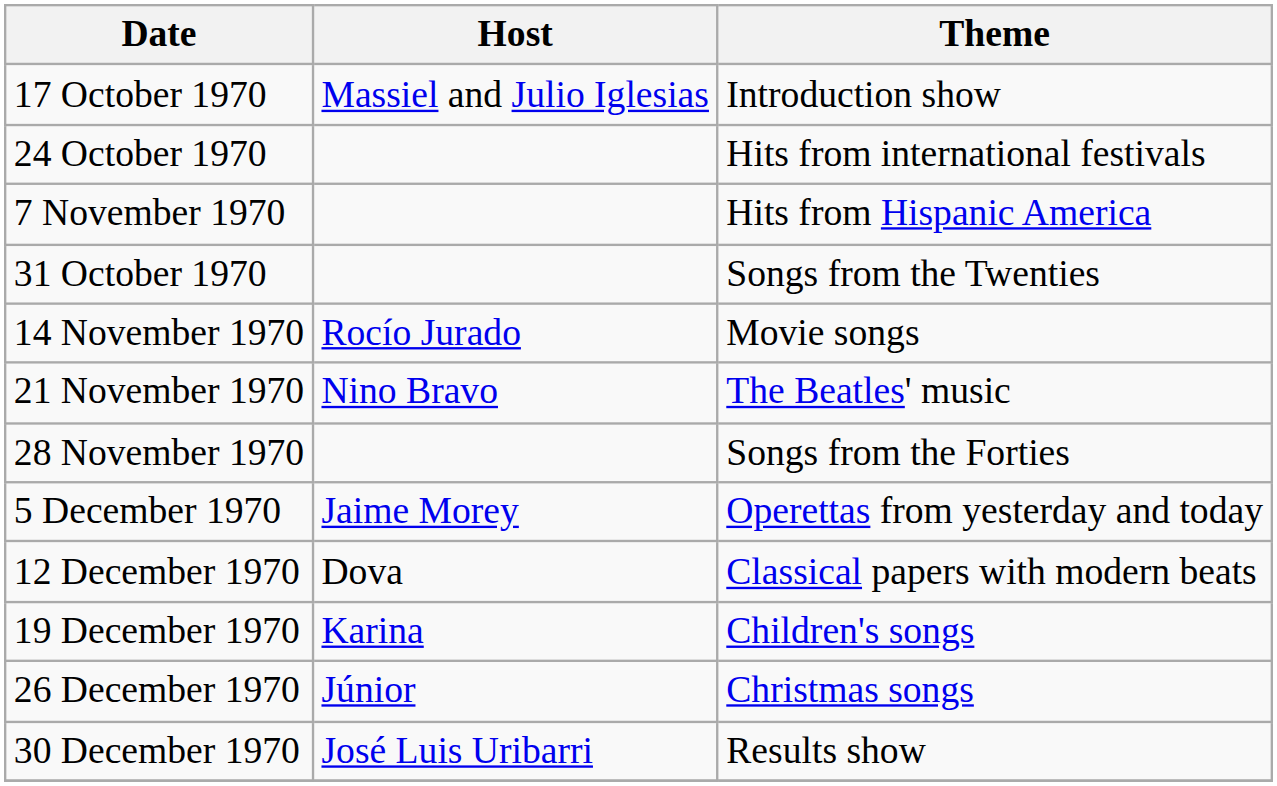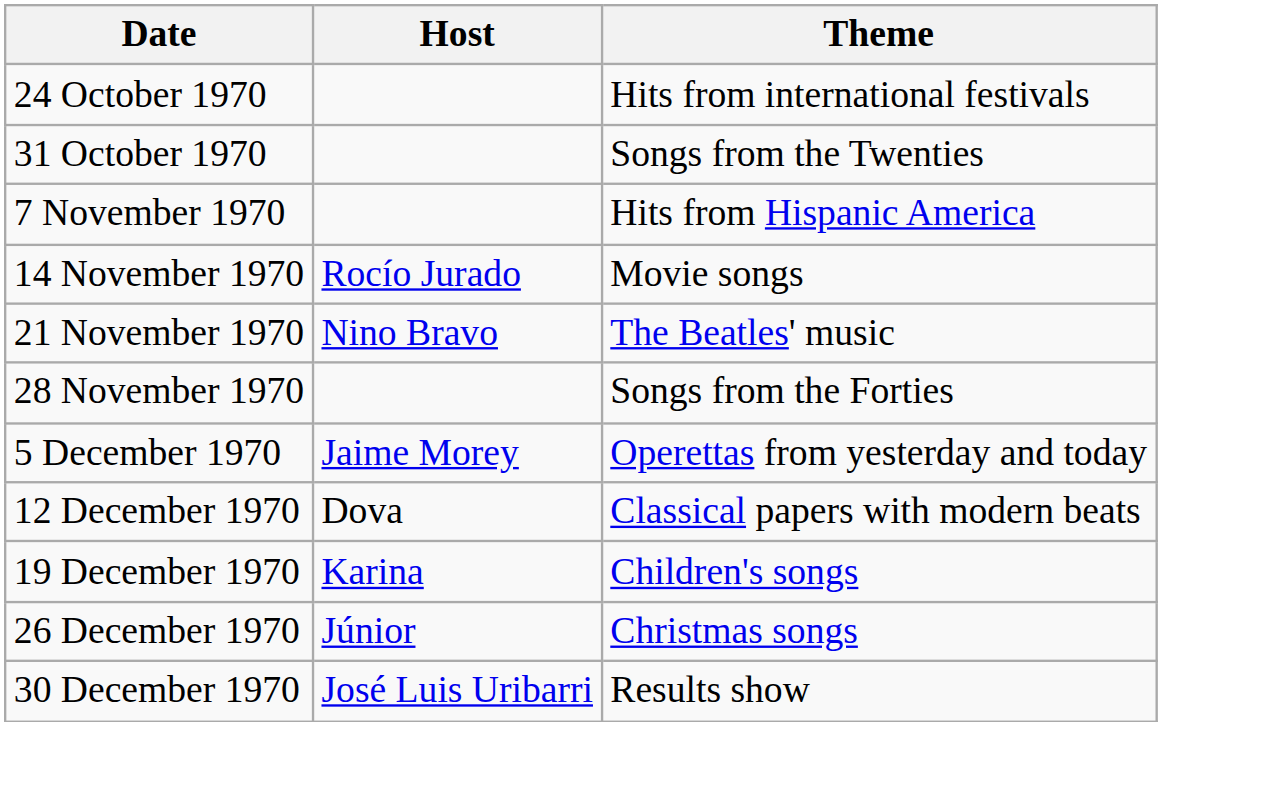- row: (140, 93)
rows swapped: (140, 272) <-> (150, 213)
